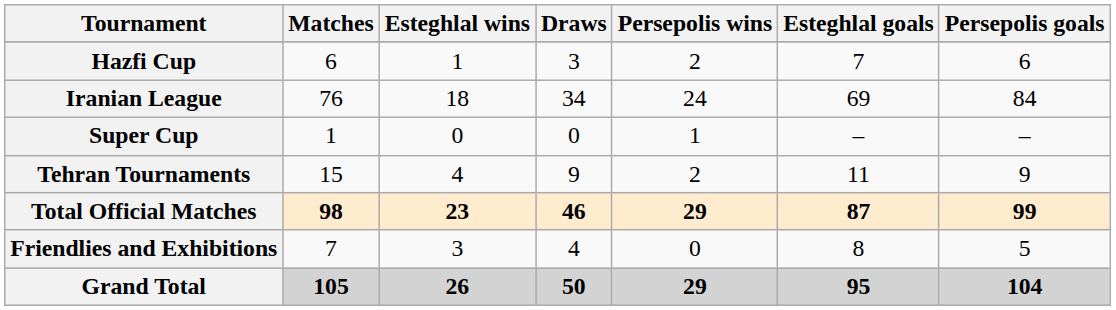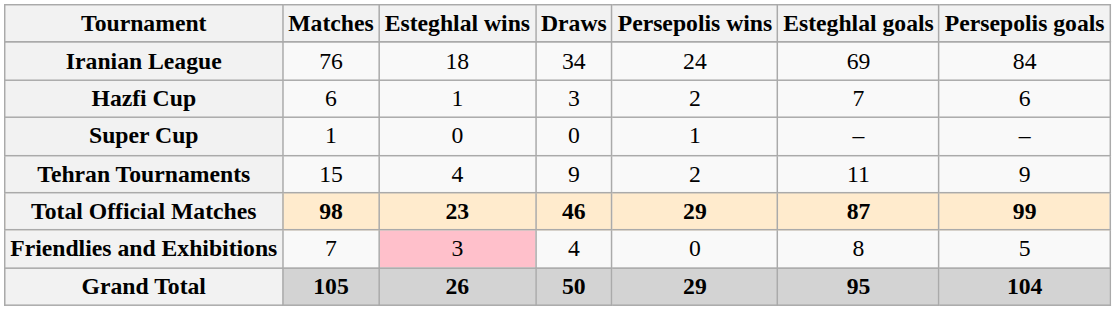rows swapped: (144, 98) <-> (144, 60)
(457, 248) no background -> (457, 248) pink background
